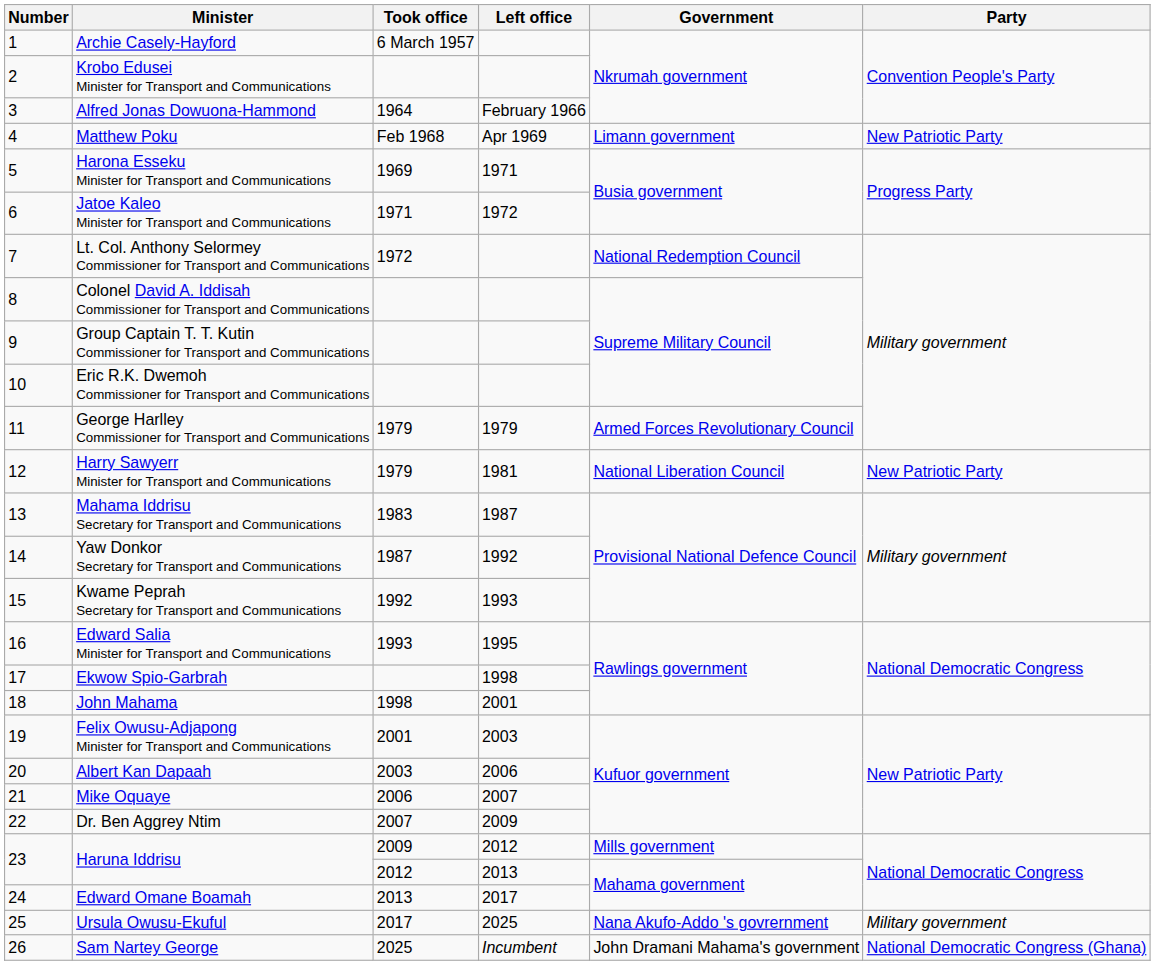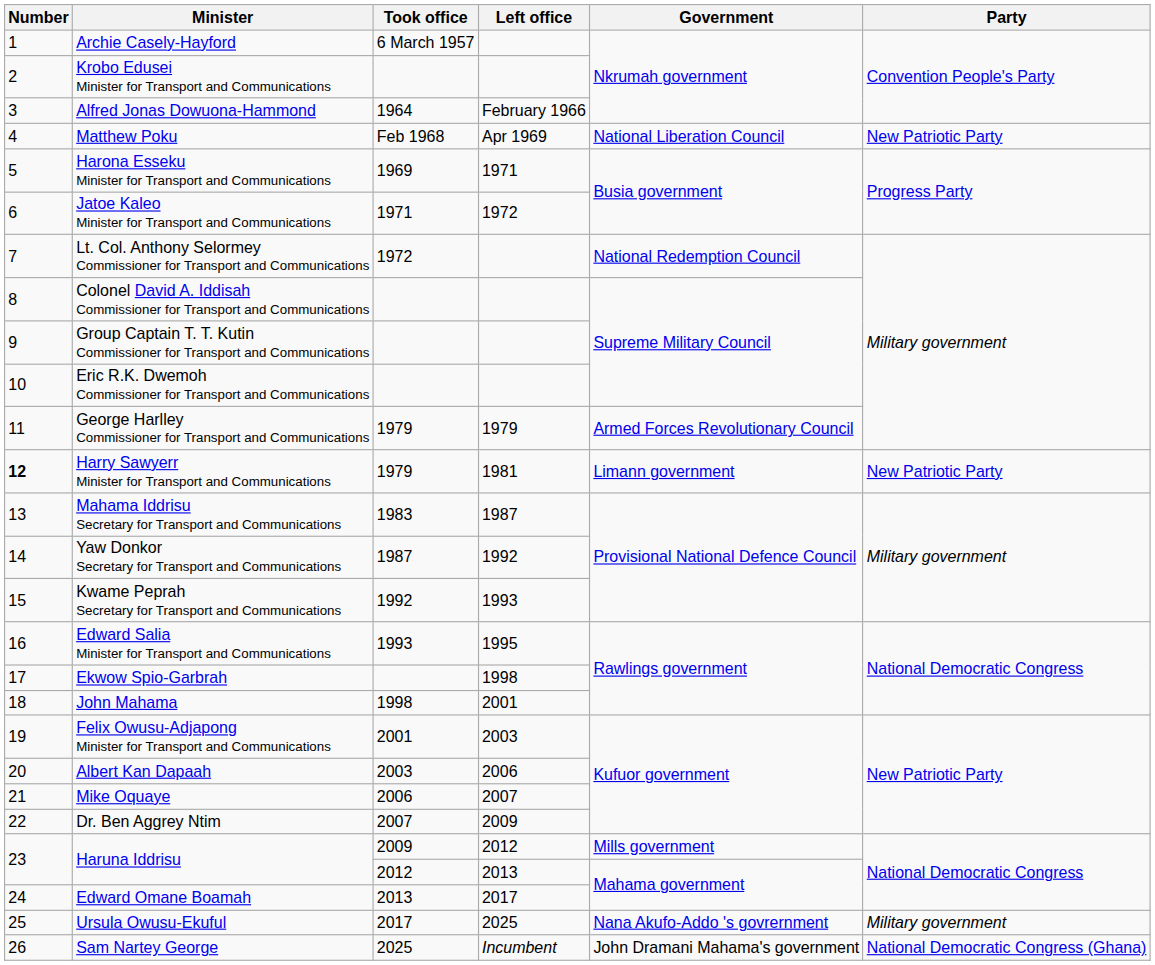(664, 136) Limann government -> (689, 136) National Liberation Council
(17, 472) normal -> (17, 472) bold
(689, 472) National Liberation Council -> (664, 472) Limann government
